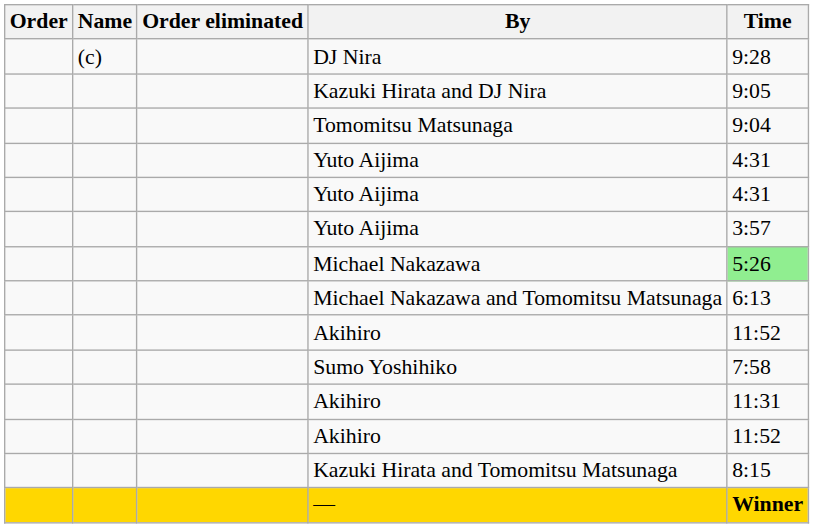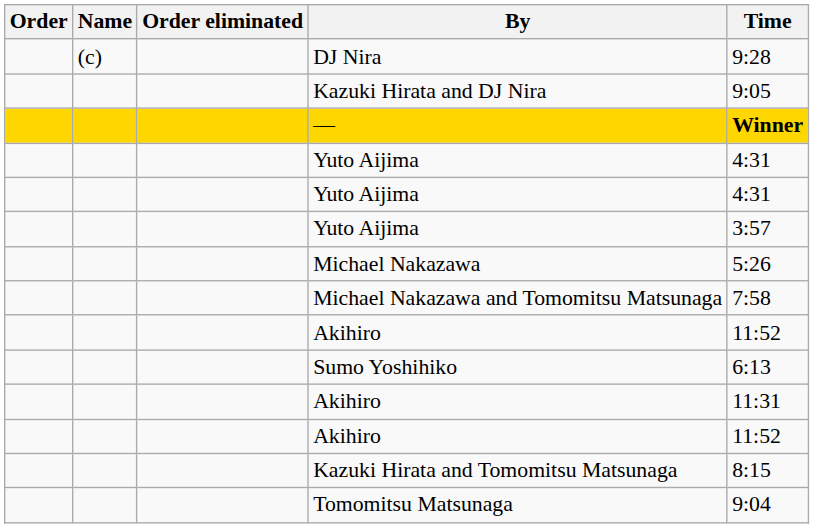rows swapped: (105, 125) <-> (105, 505)
(752, 263) lightgreen background -> (752, 263) no background
(752, 297) 6:13 -> (752, 297) 7:58
(752, 366) 7:58 -> (752, 366) 6:13
